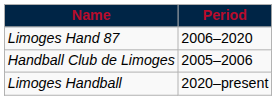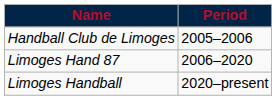rows swapped: (91, 60) <-> (64, 38)
